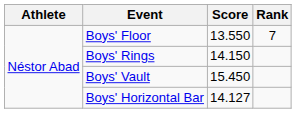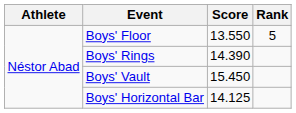(272, 36) 7 -> (272, 36) 5
(230, 57) 14.150 -> (230, 57) 14.390
(230, 98) 14.127 -> (230, 98) 14.125
